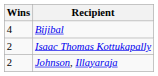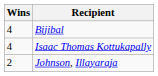(9, 46) 2 -> (9, 46) 4
